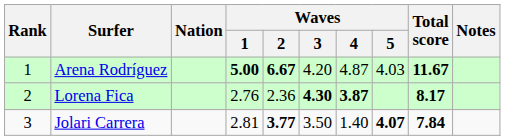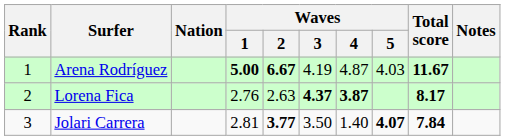(318, 69) 4.20 -> (318, 69) 4.19
(281, 95) 2.36 -> (281, 95) 2.63
(318, 95) 4.30 -> (318, 95) 4.37
